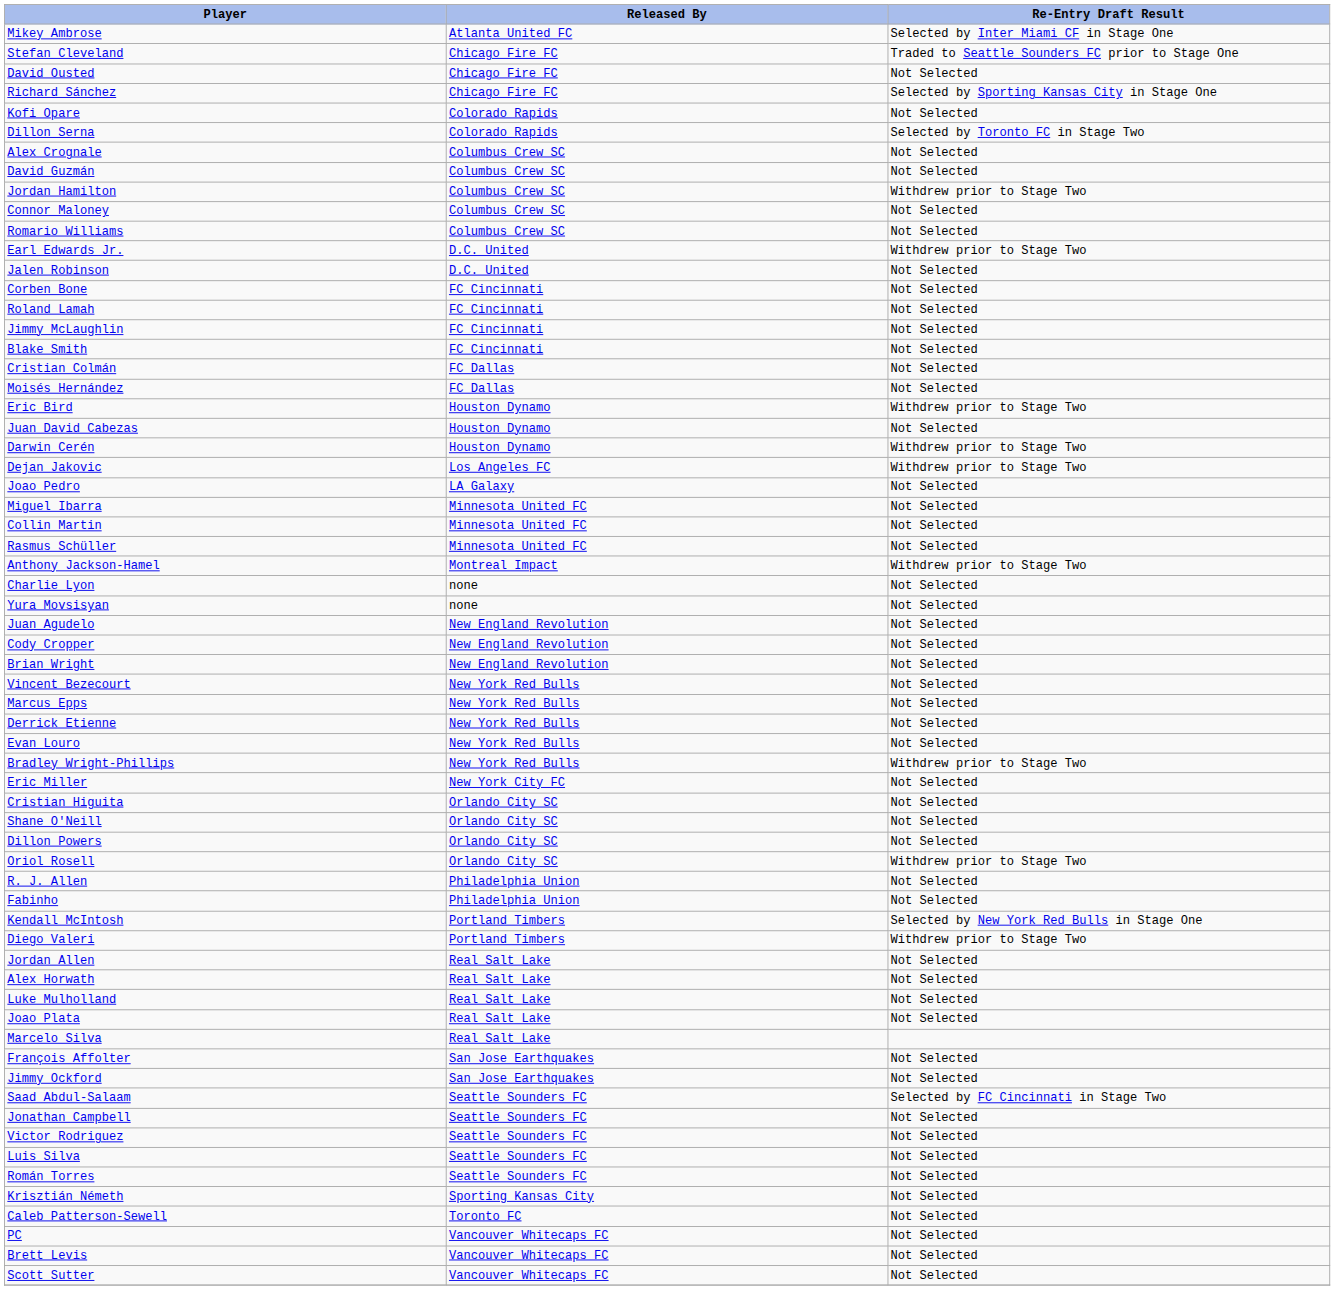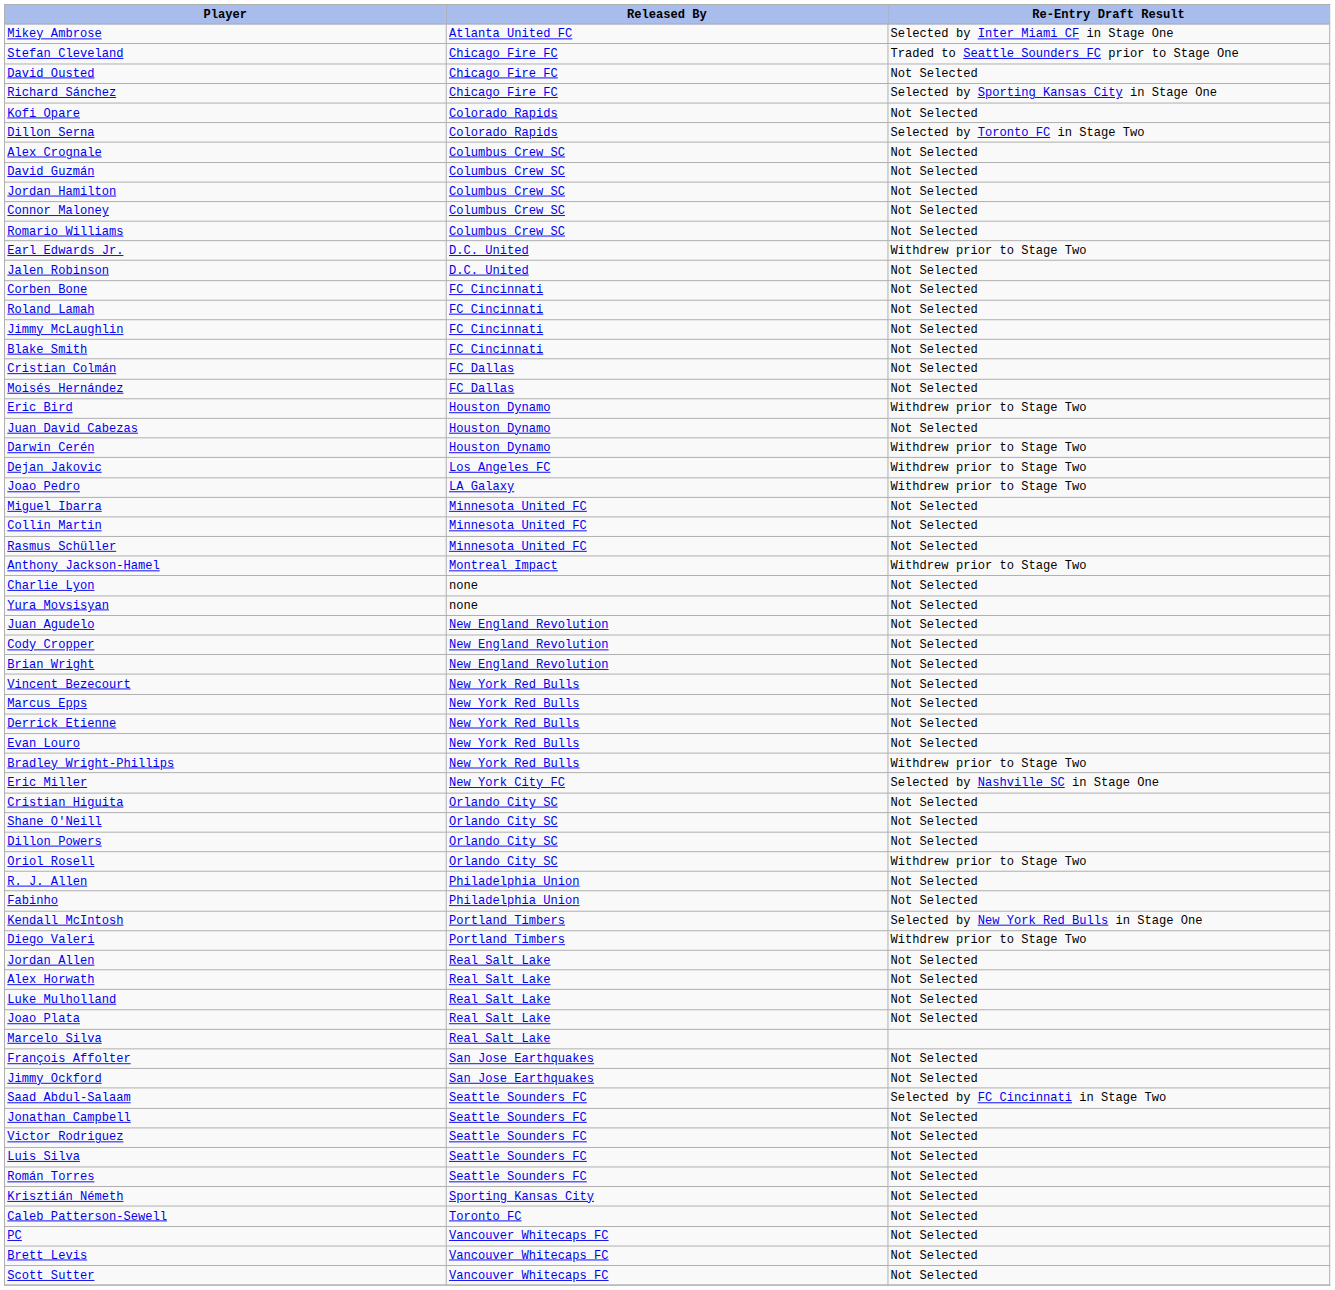(989, 192) Withdrew prior to Stage Two -> (934, 192) Not Selected
(934, 487) Not Selected -> (989, 487) Withdrew prior to Stage Two
(934, 783) Not Selected -> (1025, 783) Selected by Nashville SC in Stage One
